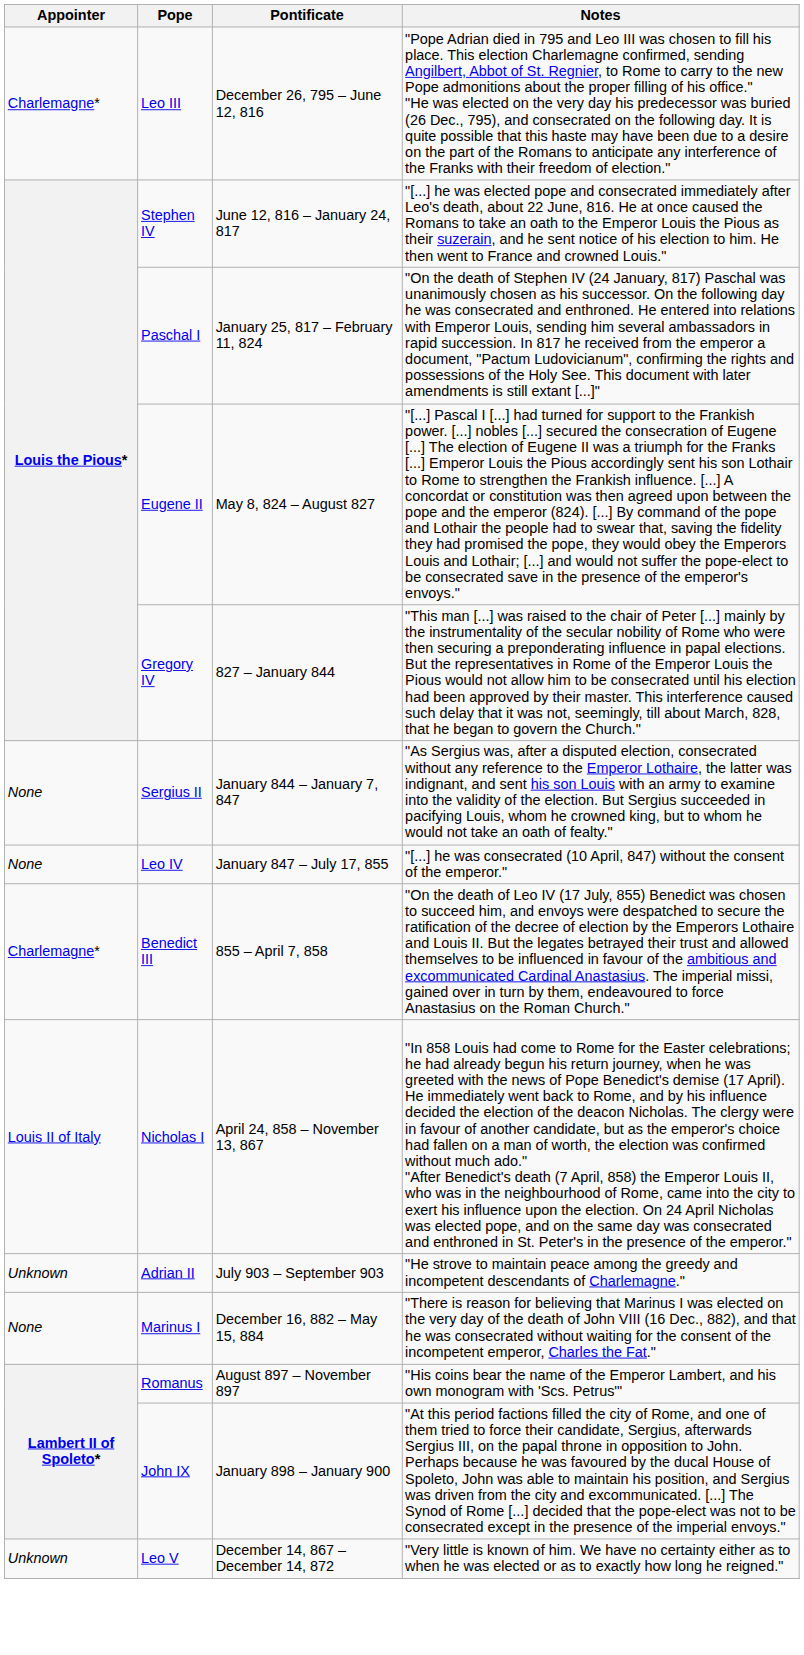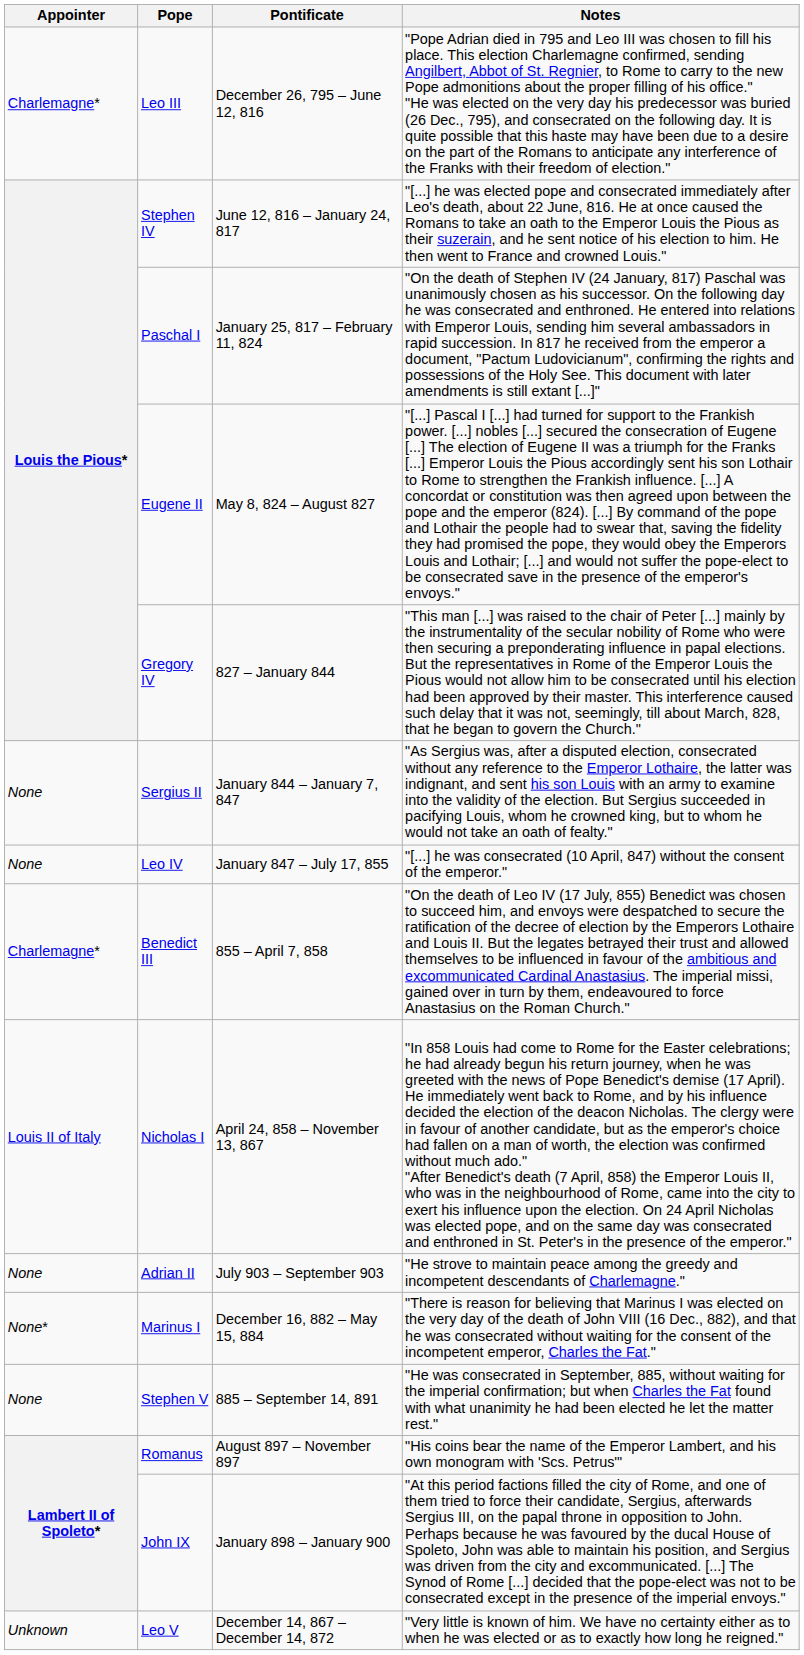(38, 1272) Unknown -> (25, 1272) None
(25, 1328) None -> (28, 1328) None*
+ row: (175, 1399)
